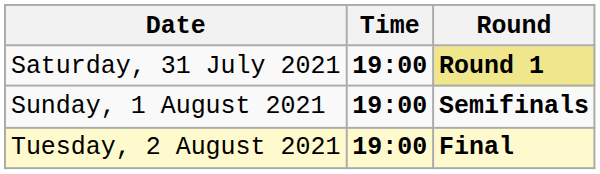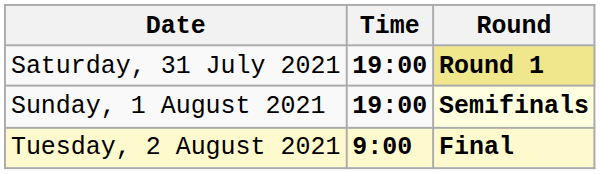(514, 107) no background -> (514, 107) lightyellow background
(390, 147) 19:00 -> (382, 147) 9:00
